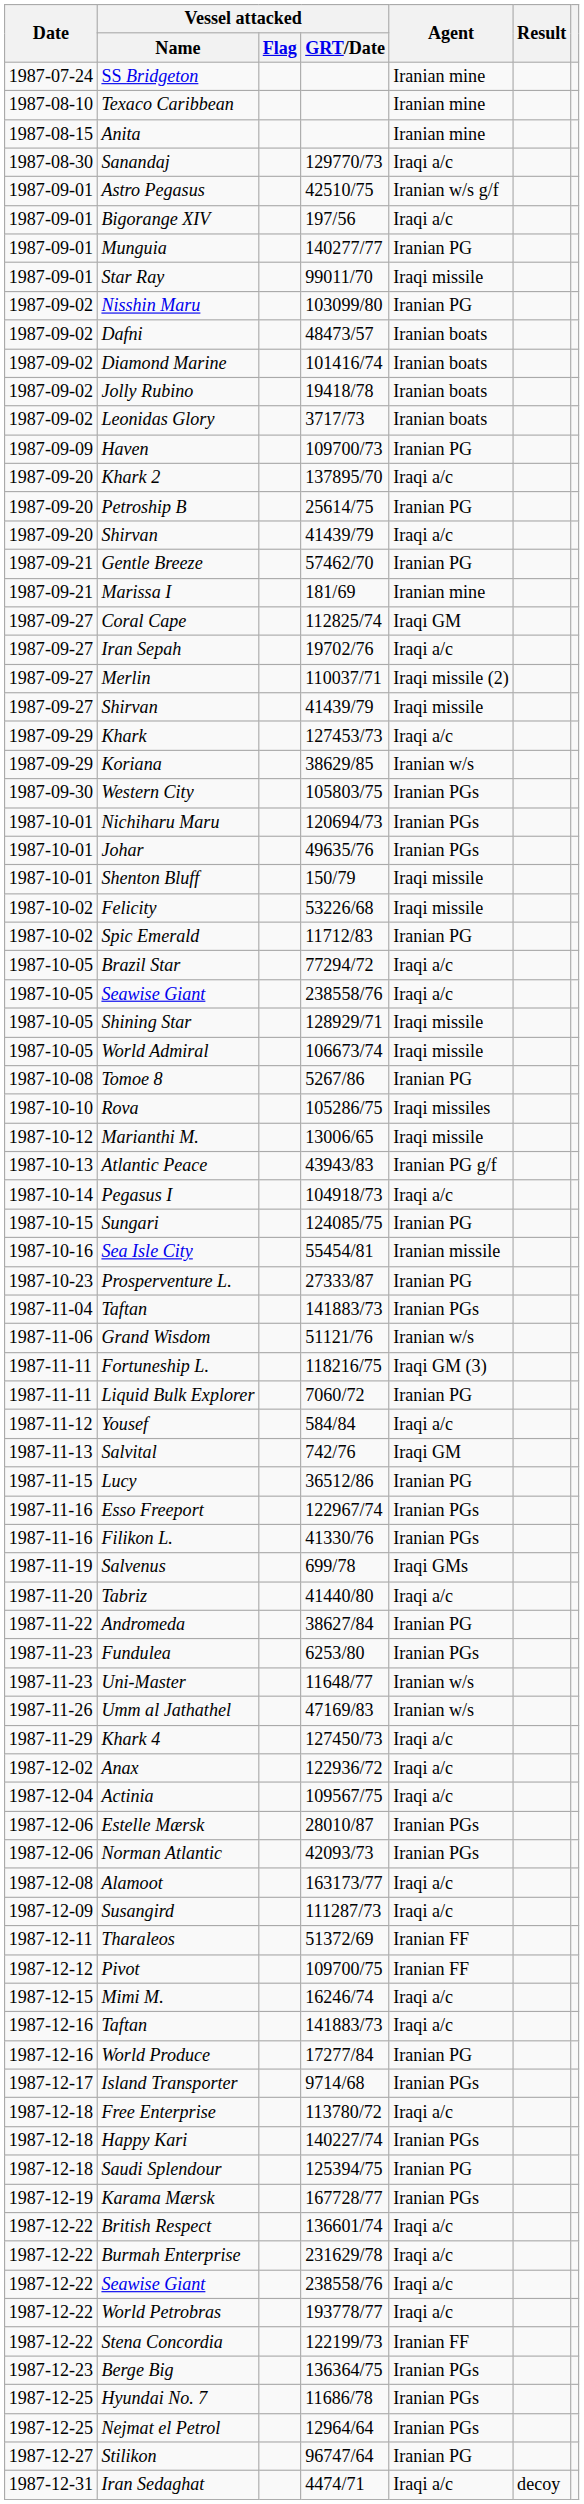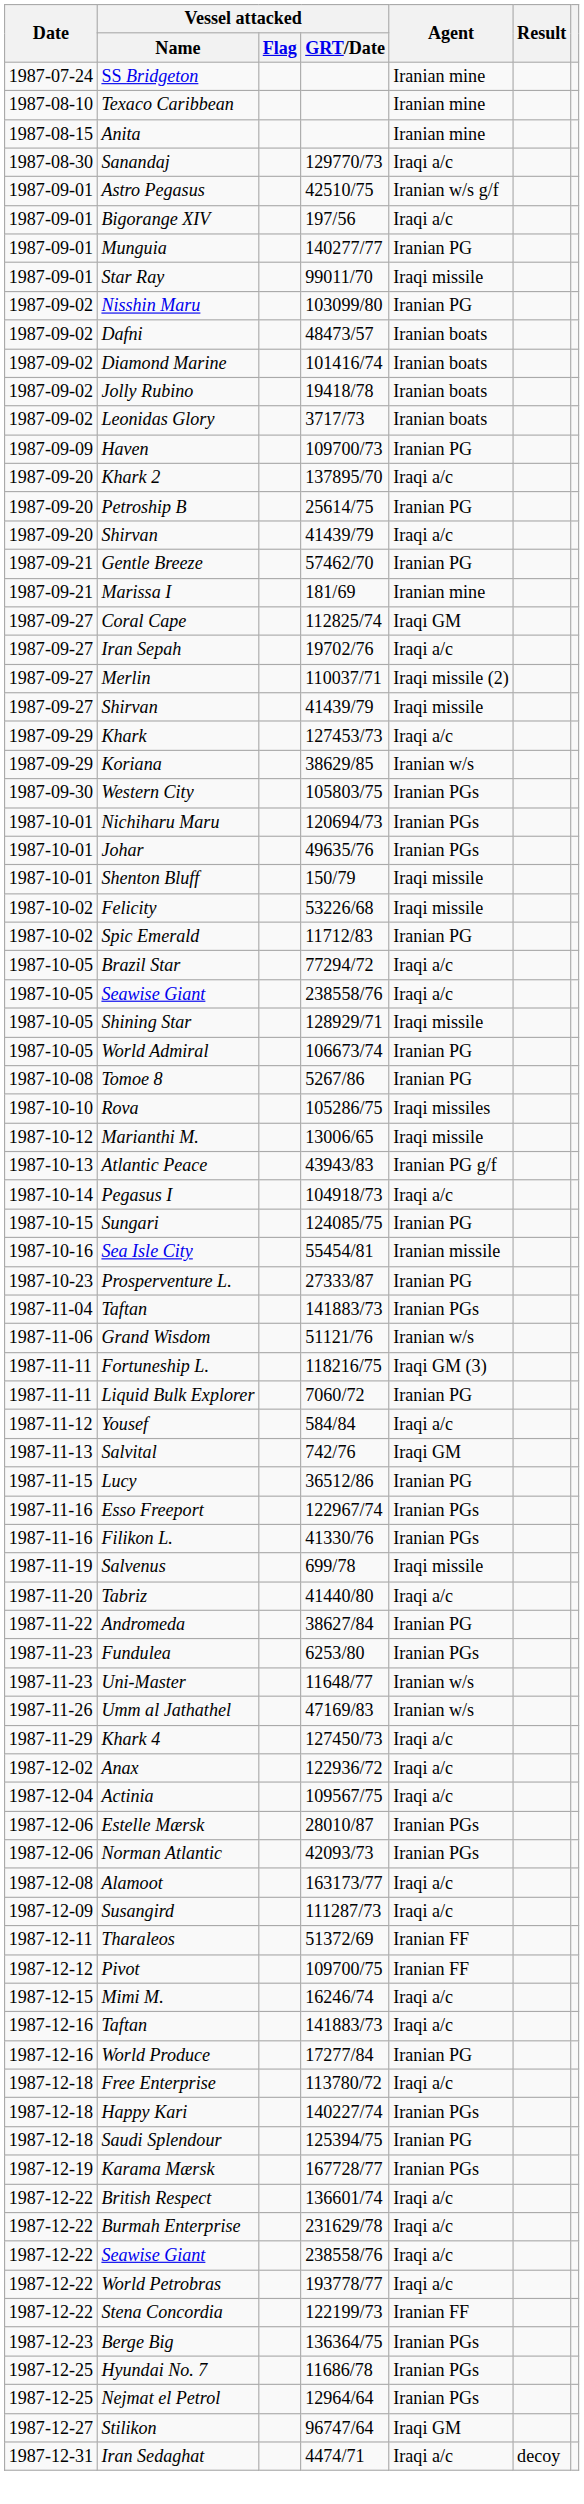(438, 1051) Iraqi missile -> (433, 1051) Iranian PG
(431, 1567) Iraqi GMs -> (438, 1567) Iraqi missile
- row: (51, 2083)
(433, 2456) Iranian PG -> (427, 2427) Iraqi GM
